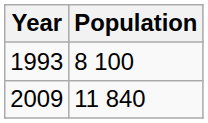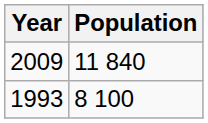rows swapped: (37, 61) <-> (37, 99)
